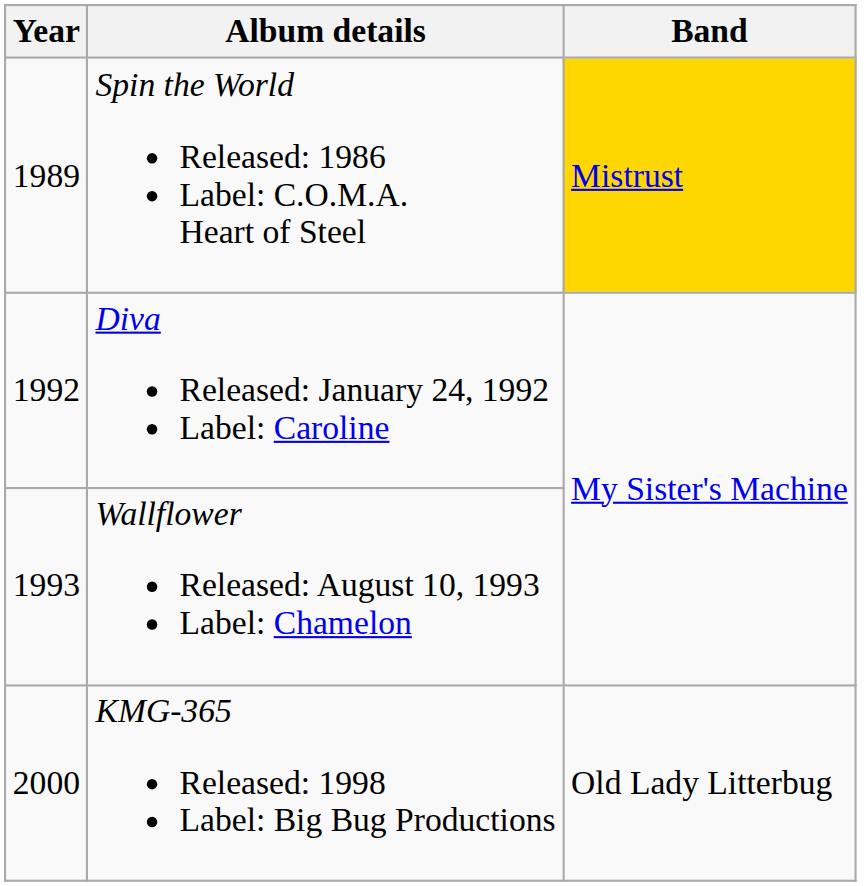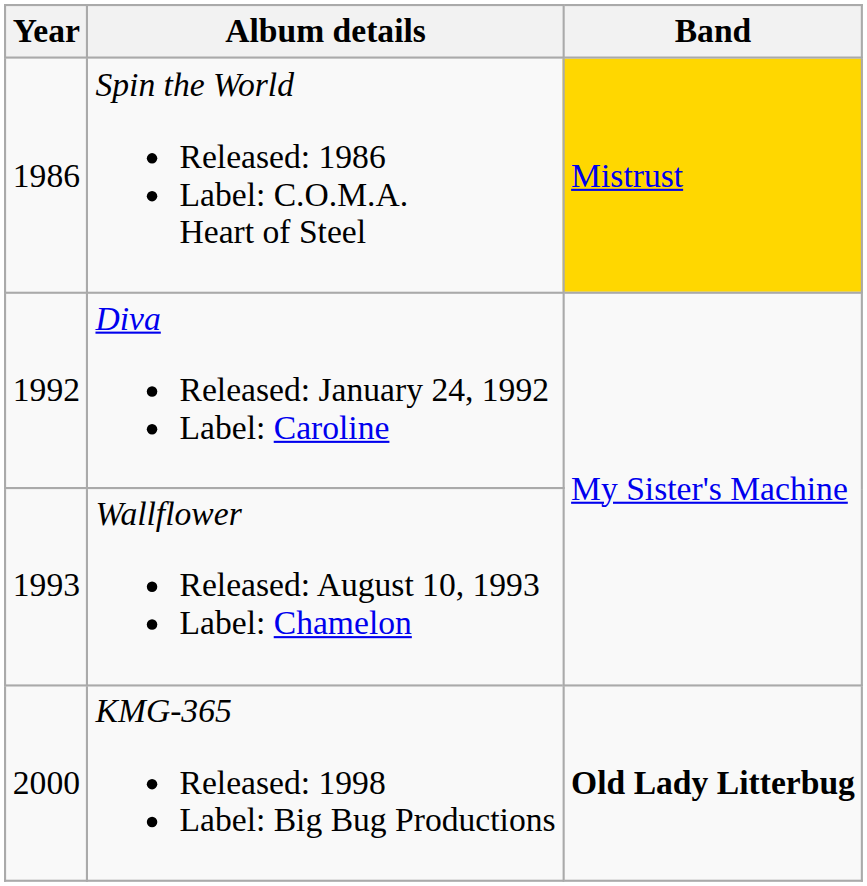(46, 174) 1989 -> (46, 174) 1986
(702, 781) normal -> (713, 781) bold
